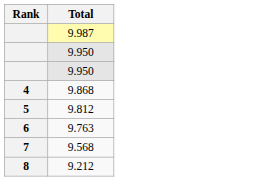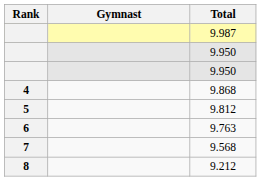+ column: (119, 14)
